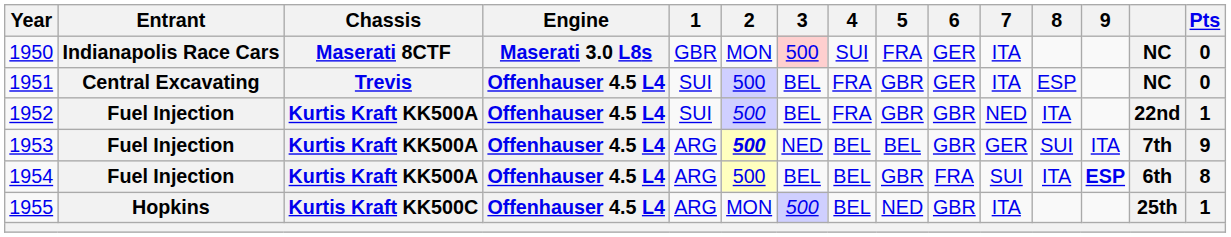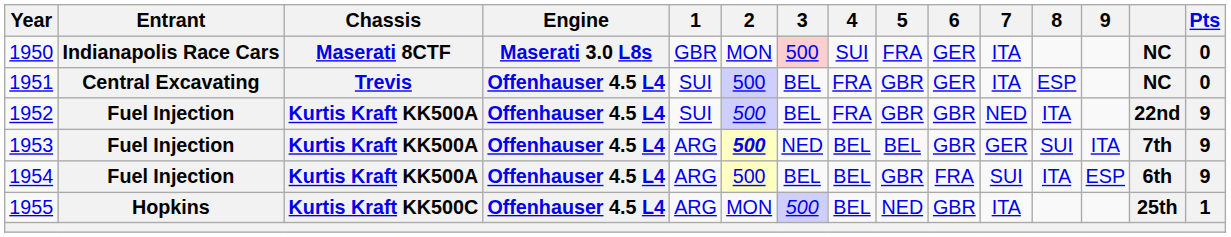(1205, 114) 1 -> (1205, 114) 9
(1105, 176) bold -> (1105, 176) normal
(1205, 176) 8 -> (1205, 176) 9
